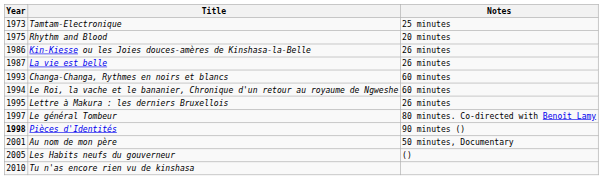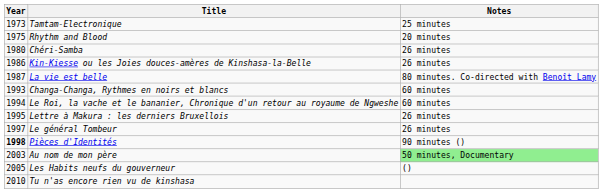+ row: (56, 50)
(426, 63) 26 minutes -> (499, 77) 80 minutes. Co-directed with Benoît Lamy
(499, 116) 80 minutes. Co-directed with Benoît Lamy -> (426, 129) 26 minutes
(16, 142) 2001 -> (16, 155) 2003
(458, 142) no background -> (458, 155) lightgreen background
